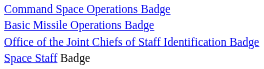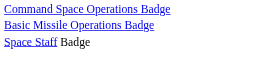- row: (132, 42)
